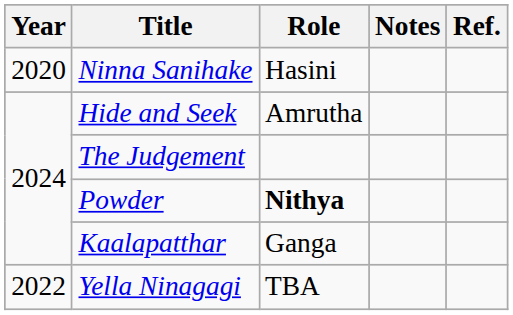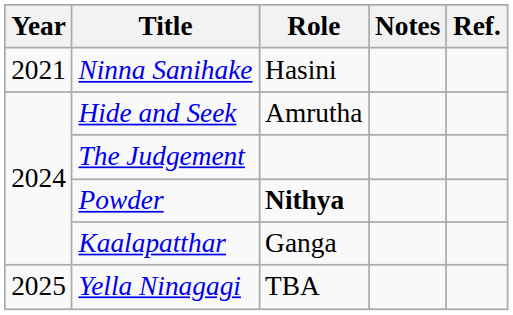(39, 69) 2020 -> (39, 69) 2021
(39, 286) 2022 -> (39, 286) 2025
